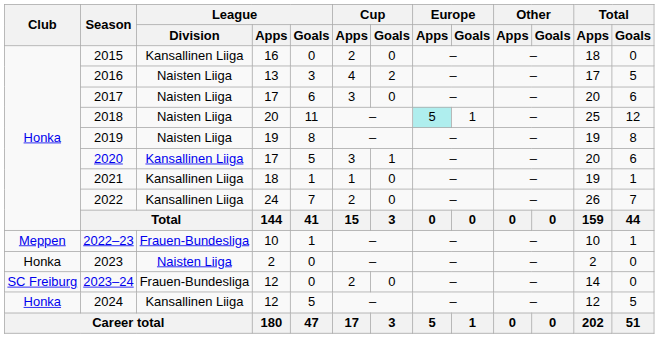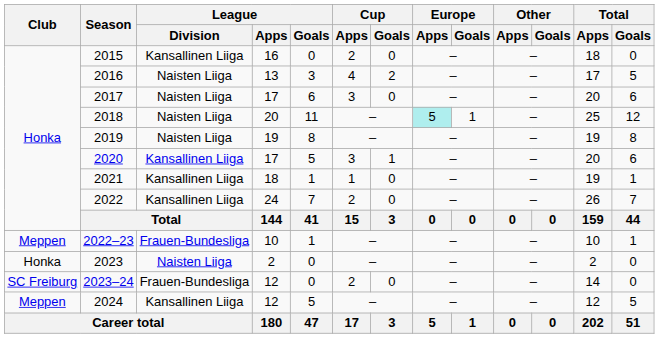(42, 302) Honka -> (42, 302) Meppen
